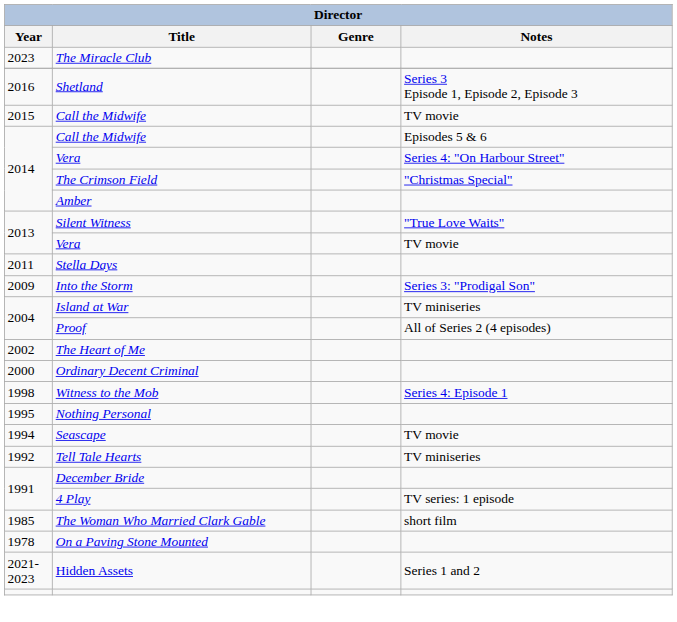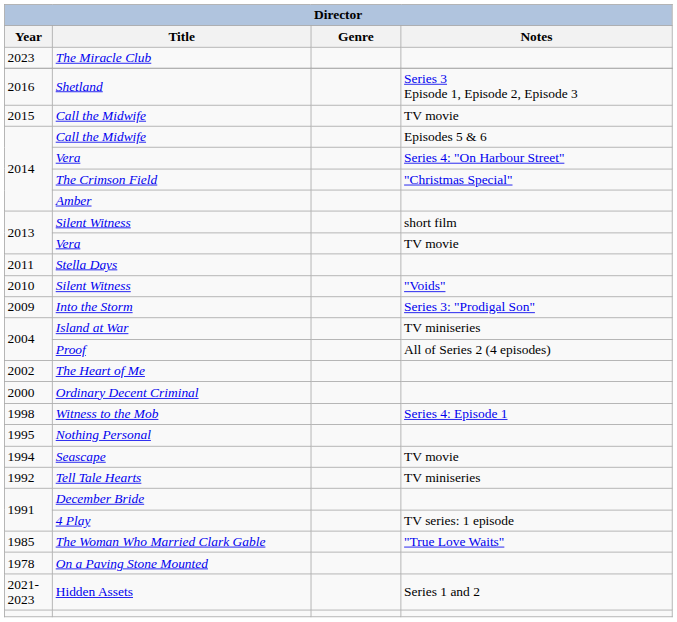(454, 222) "True Love Waits" -> (430, 222) short film
+ row: (21, 286)
(430, 520) short film -> (454, 541) "True Love Waits"
